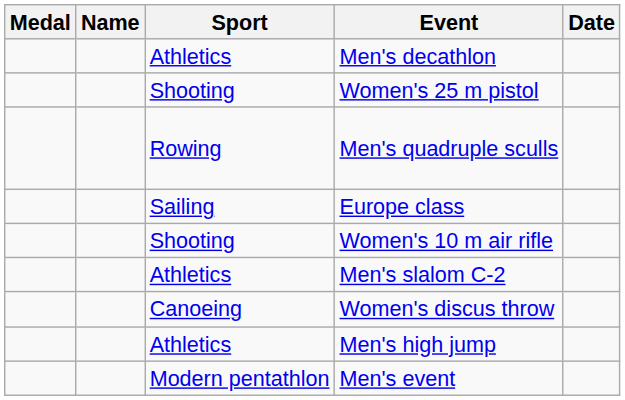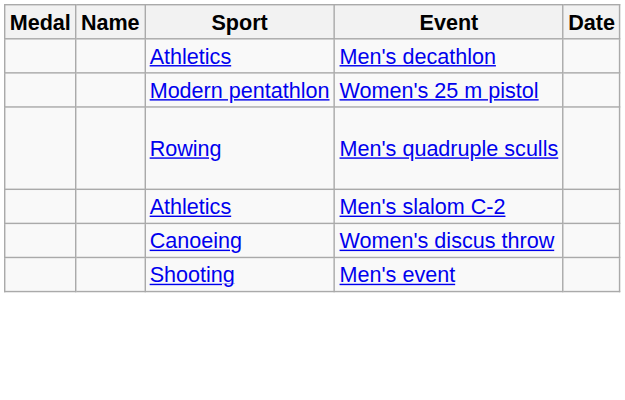(192, 90) Shooting -> (240, 90) Modern pentathlon
- row: (402, 207)
- row: (446, 241)
- row: (418, 344)
(240, 378) Modern pentathlon -> (192, 275) Shooting
